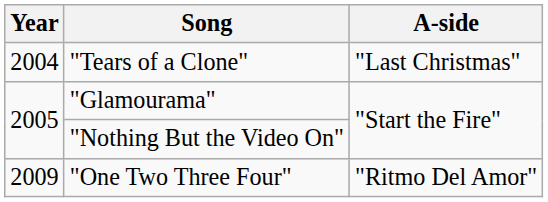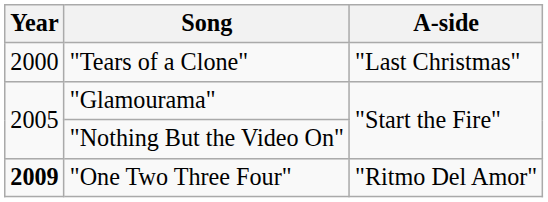(34, 61) 2004 -> (34, 61) 2000
(34, 176) normal -> (34, 176) bold
